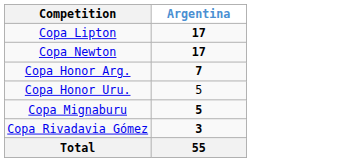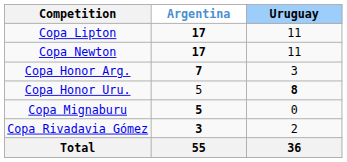+ column: (294, 14)
